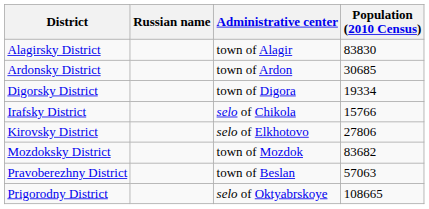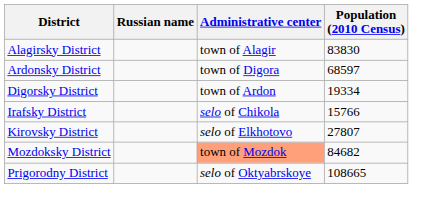(254, 70) town of Ardon -> (240, 70) town of Digora
(360, 70) 30685 -> (344, 70) 68597
(256, 91) town of Digora -> (238, 91) town of Ardon
(360, 132) 27806 -> (344, 132) 27807
(260, 152) no background -> (243, 152) lightsalmon background
(360, 152) 83682 -> (344, 152) 84682
- row: (67, 173)
